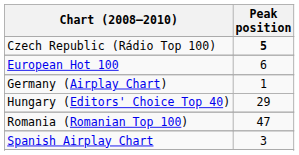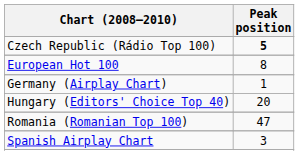(263, 65) 6 -> (263, 65) 8
(263, 103) 29 -> (263, 103) 20
